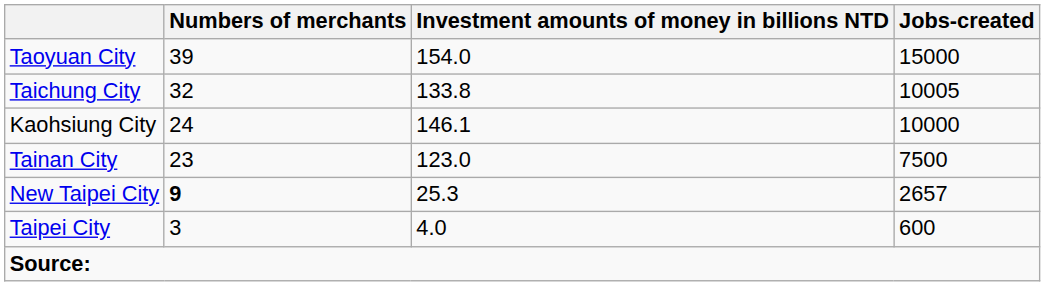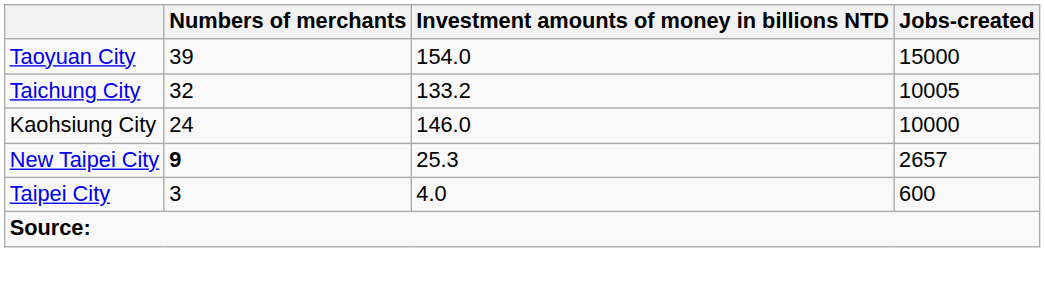(444, 90) 133.8 -> (444, 90) 133.2
(444, 125) 146.1 -> (444, 125) 146.0
- row: (64, 159)
